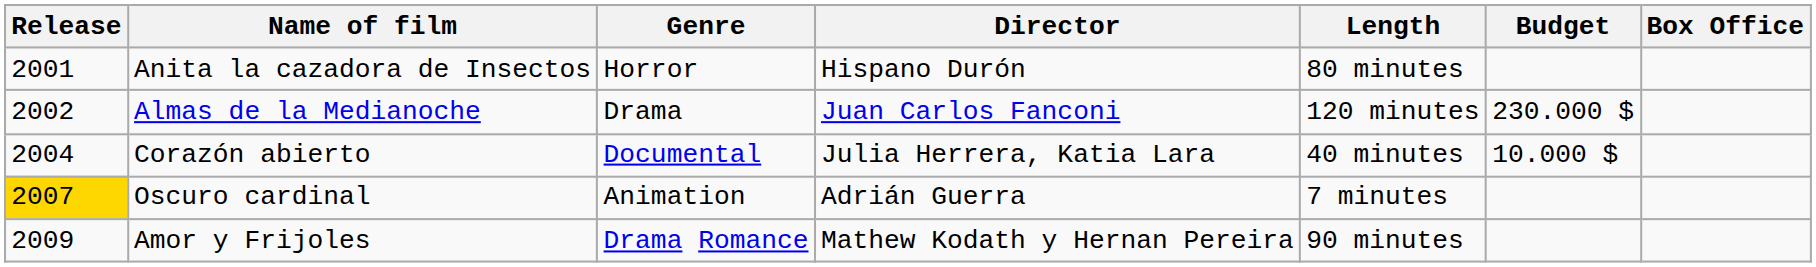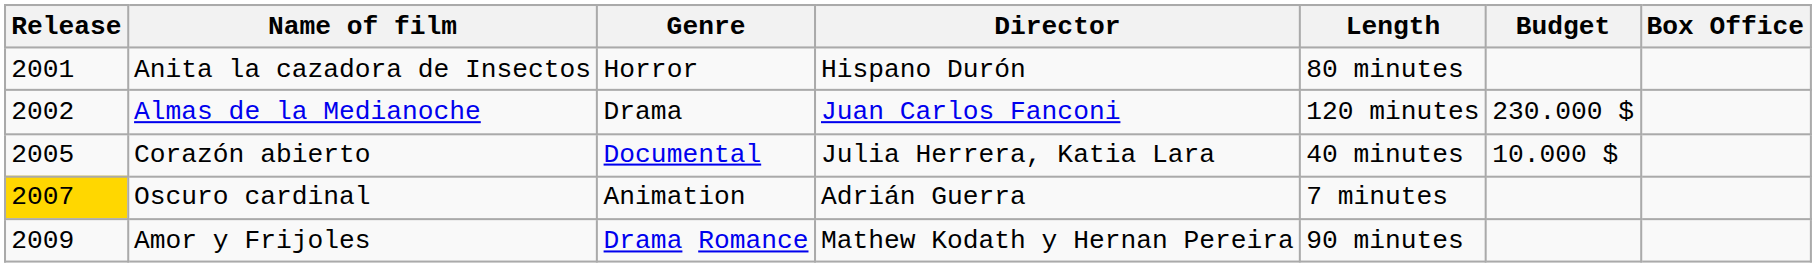(43, 155) 2004 -> (43, 155) 2005
